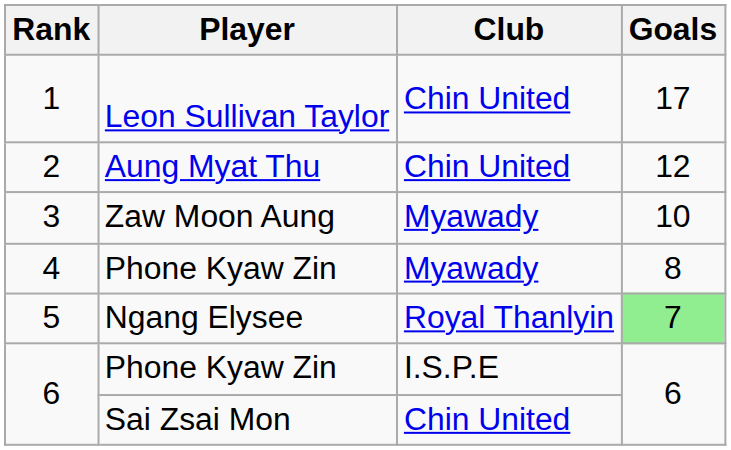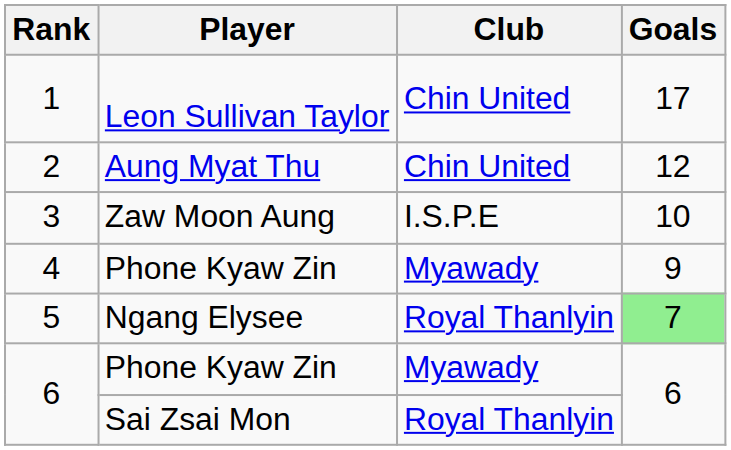(471, 217) Myawady -> (451, 217) I.S.P.E
(673, 267) 8 -> (673, 267) 9
(451, 368) I.S.P.E -> (471, 368) Myawady
(487, 419) Chin United -> (509, 419) Royal Thanlyin
